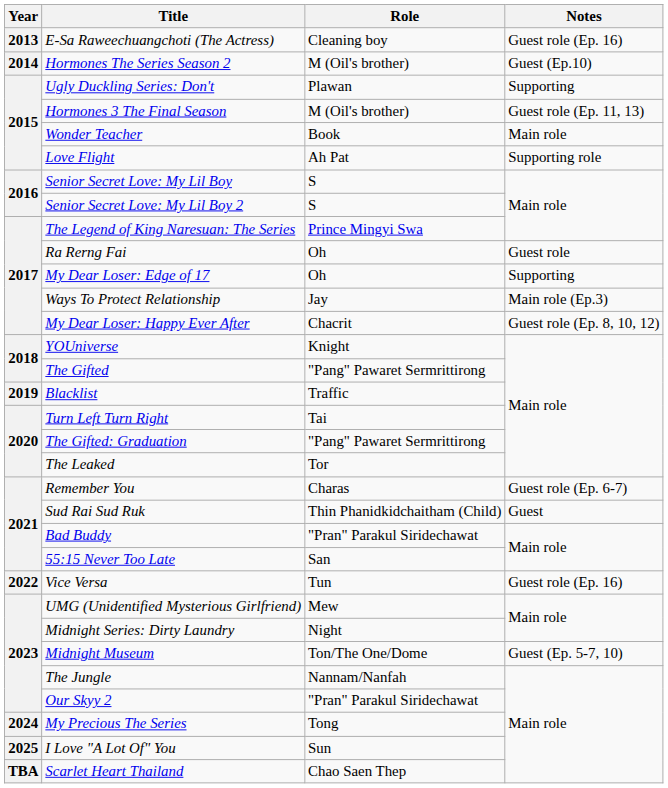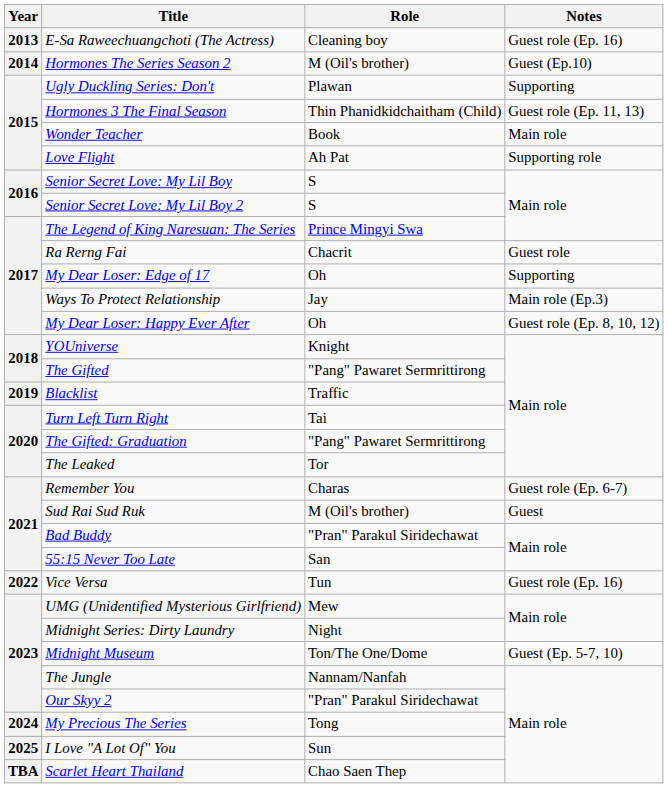(359, 110) M (Oil's brother) -> (405, 110) Thin Phanidkidchaitham (Child)
(317, 252) Oh -> (330, 252) Chacrit
(330, 323) Chacrit -> (317, 323) Oh
(405, 511) Thin Phanidkidchaitham (Child) -> (359, 511) M (Oil's brother)
